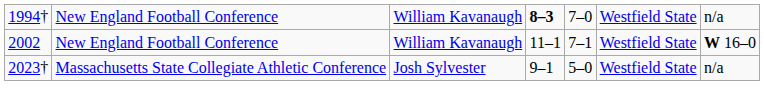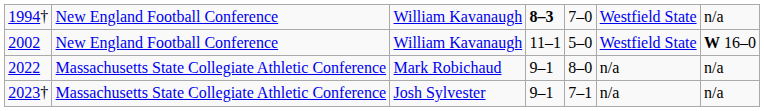(580, 42) 7–1 -> (580, 42) 5–0
+ row: (24, 67)
(580, 67) 5–0 -> (580, 93) 7–1
(648, 67) Westfield State -> (609, 93) n/a
